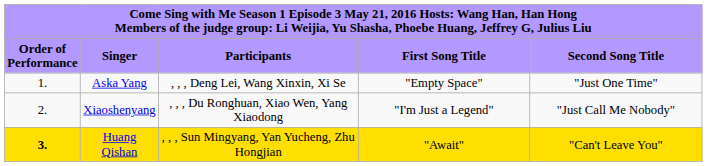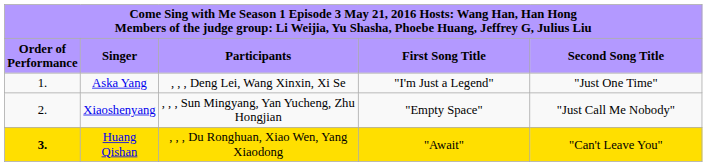(444, 83) "Empty Space" -> (444, 83) "I'm Just a Legend"
(258, 110) , , , Du Ronghuan, Xiao Wen, Yang Xiaodong -> (258, 110) , , , Sun Mingyang, Yan Yucheng, Zhu Hongjian
(444, 110) "I'm Just a Legend" -> (444, 110) "Empty Space"
(258, 144) , , , Sun Mingyang, Yan Yucheng, Zhu Hongjian -> (258, 144) , , , Du Ronghuan, Xiao Wen, Yang Xiaodong
